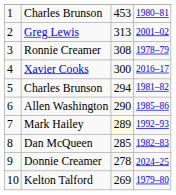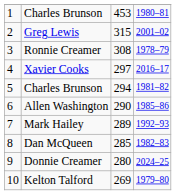(122, 32) 313 -> (122, 32) 315
(122, 69) 300 -> (122, 69) 297
(122, 124) lightyellow background -> (122, 124) no background
(122, 161) 278 -> (122, 161) 280
